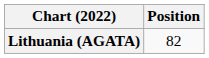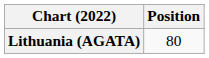(174, 41) 82 -> (174, 41) 80
